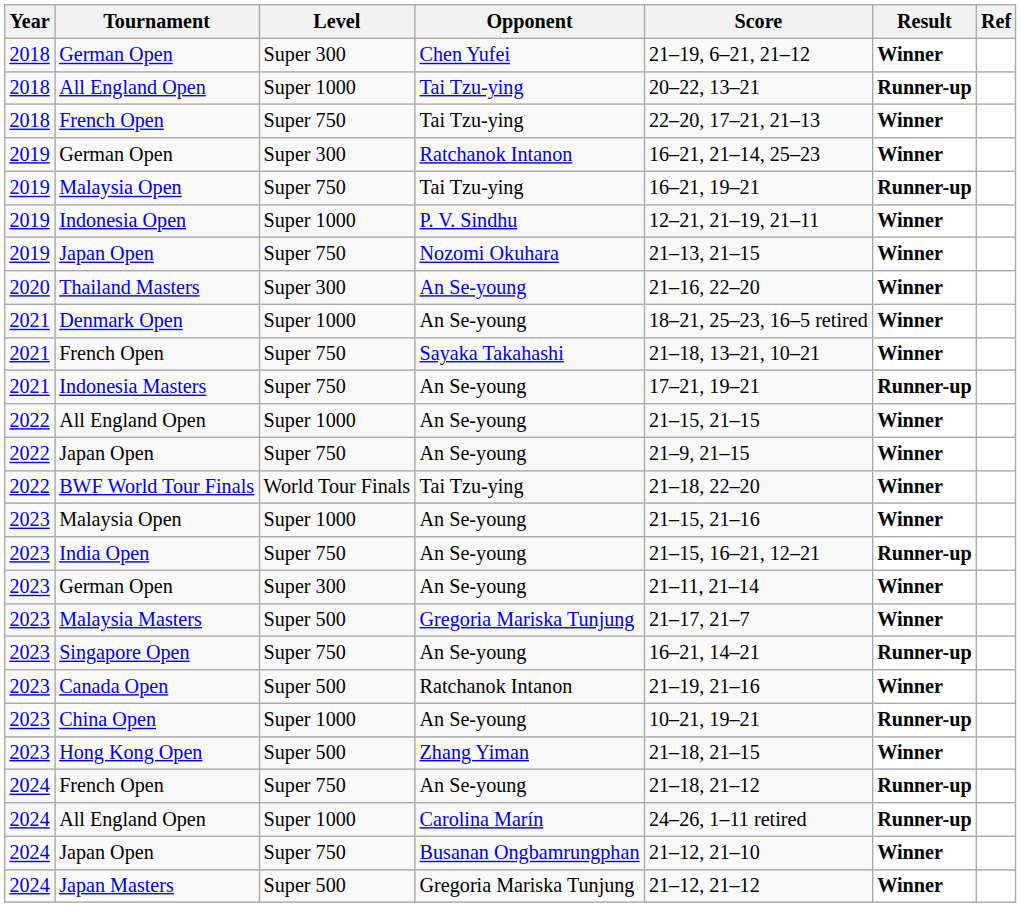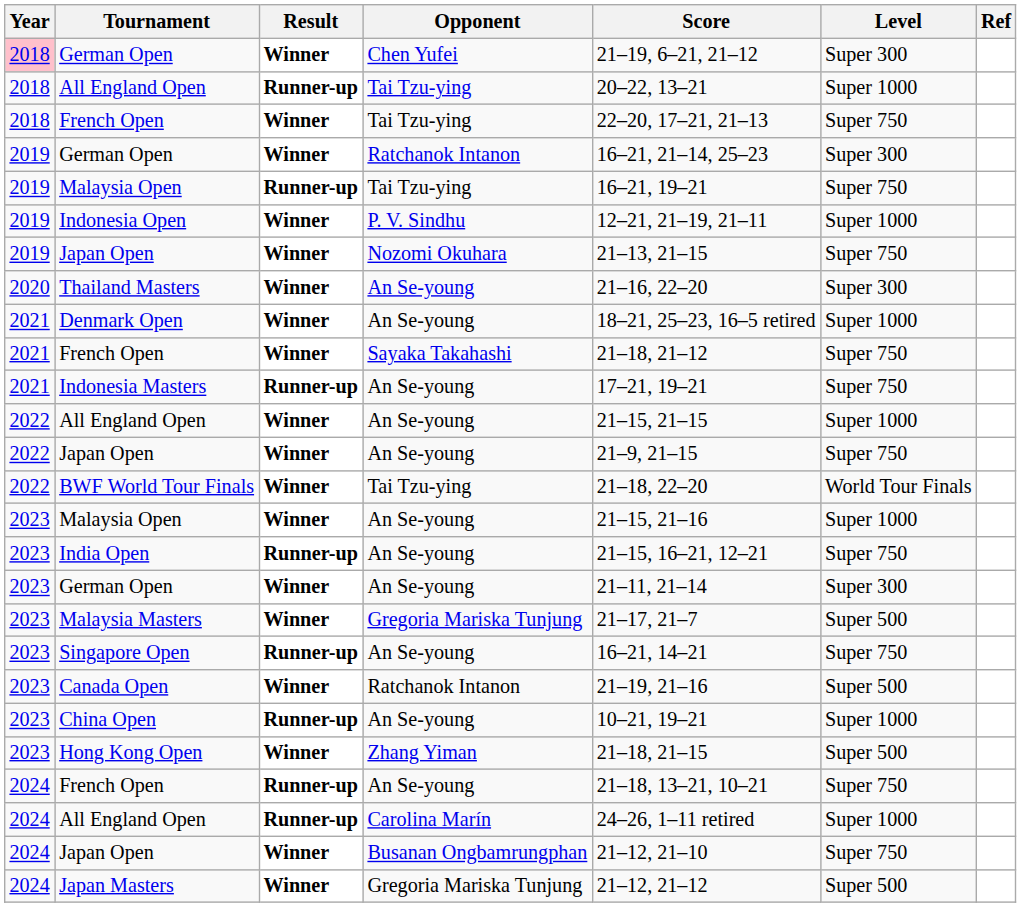columns swapped: (337, 21) <-> (924, 21)
(30, 54) no background -> (30, 54) pink background
(735, 354) 21–18, 13–21, 10–21 -> (652, 354) 21–18, 21–12
(704, 786) 21–18, 21–12 -> (682, 786) 21–18, 13–21, 10–21
